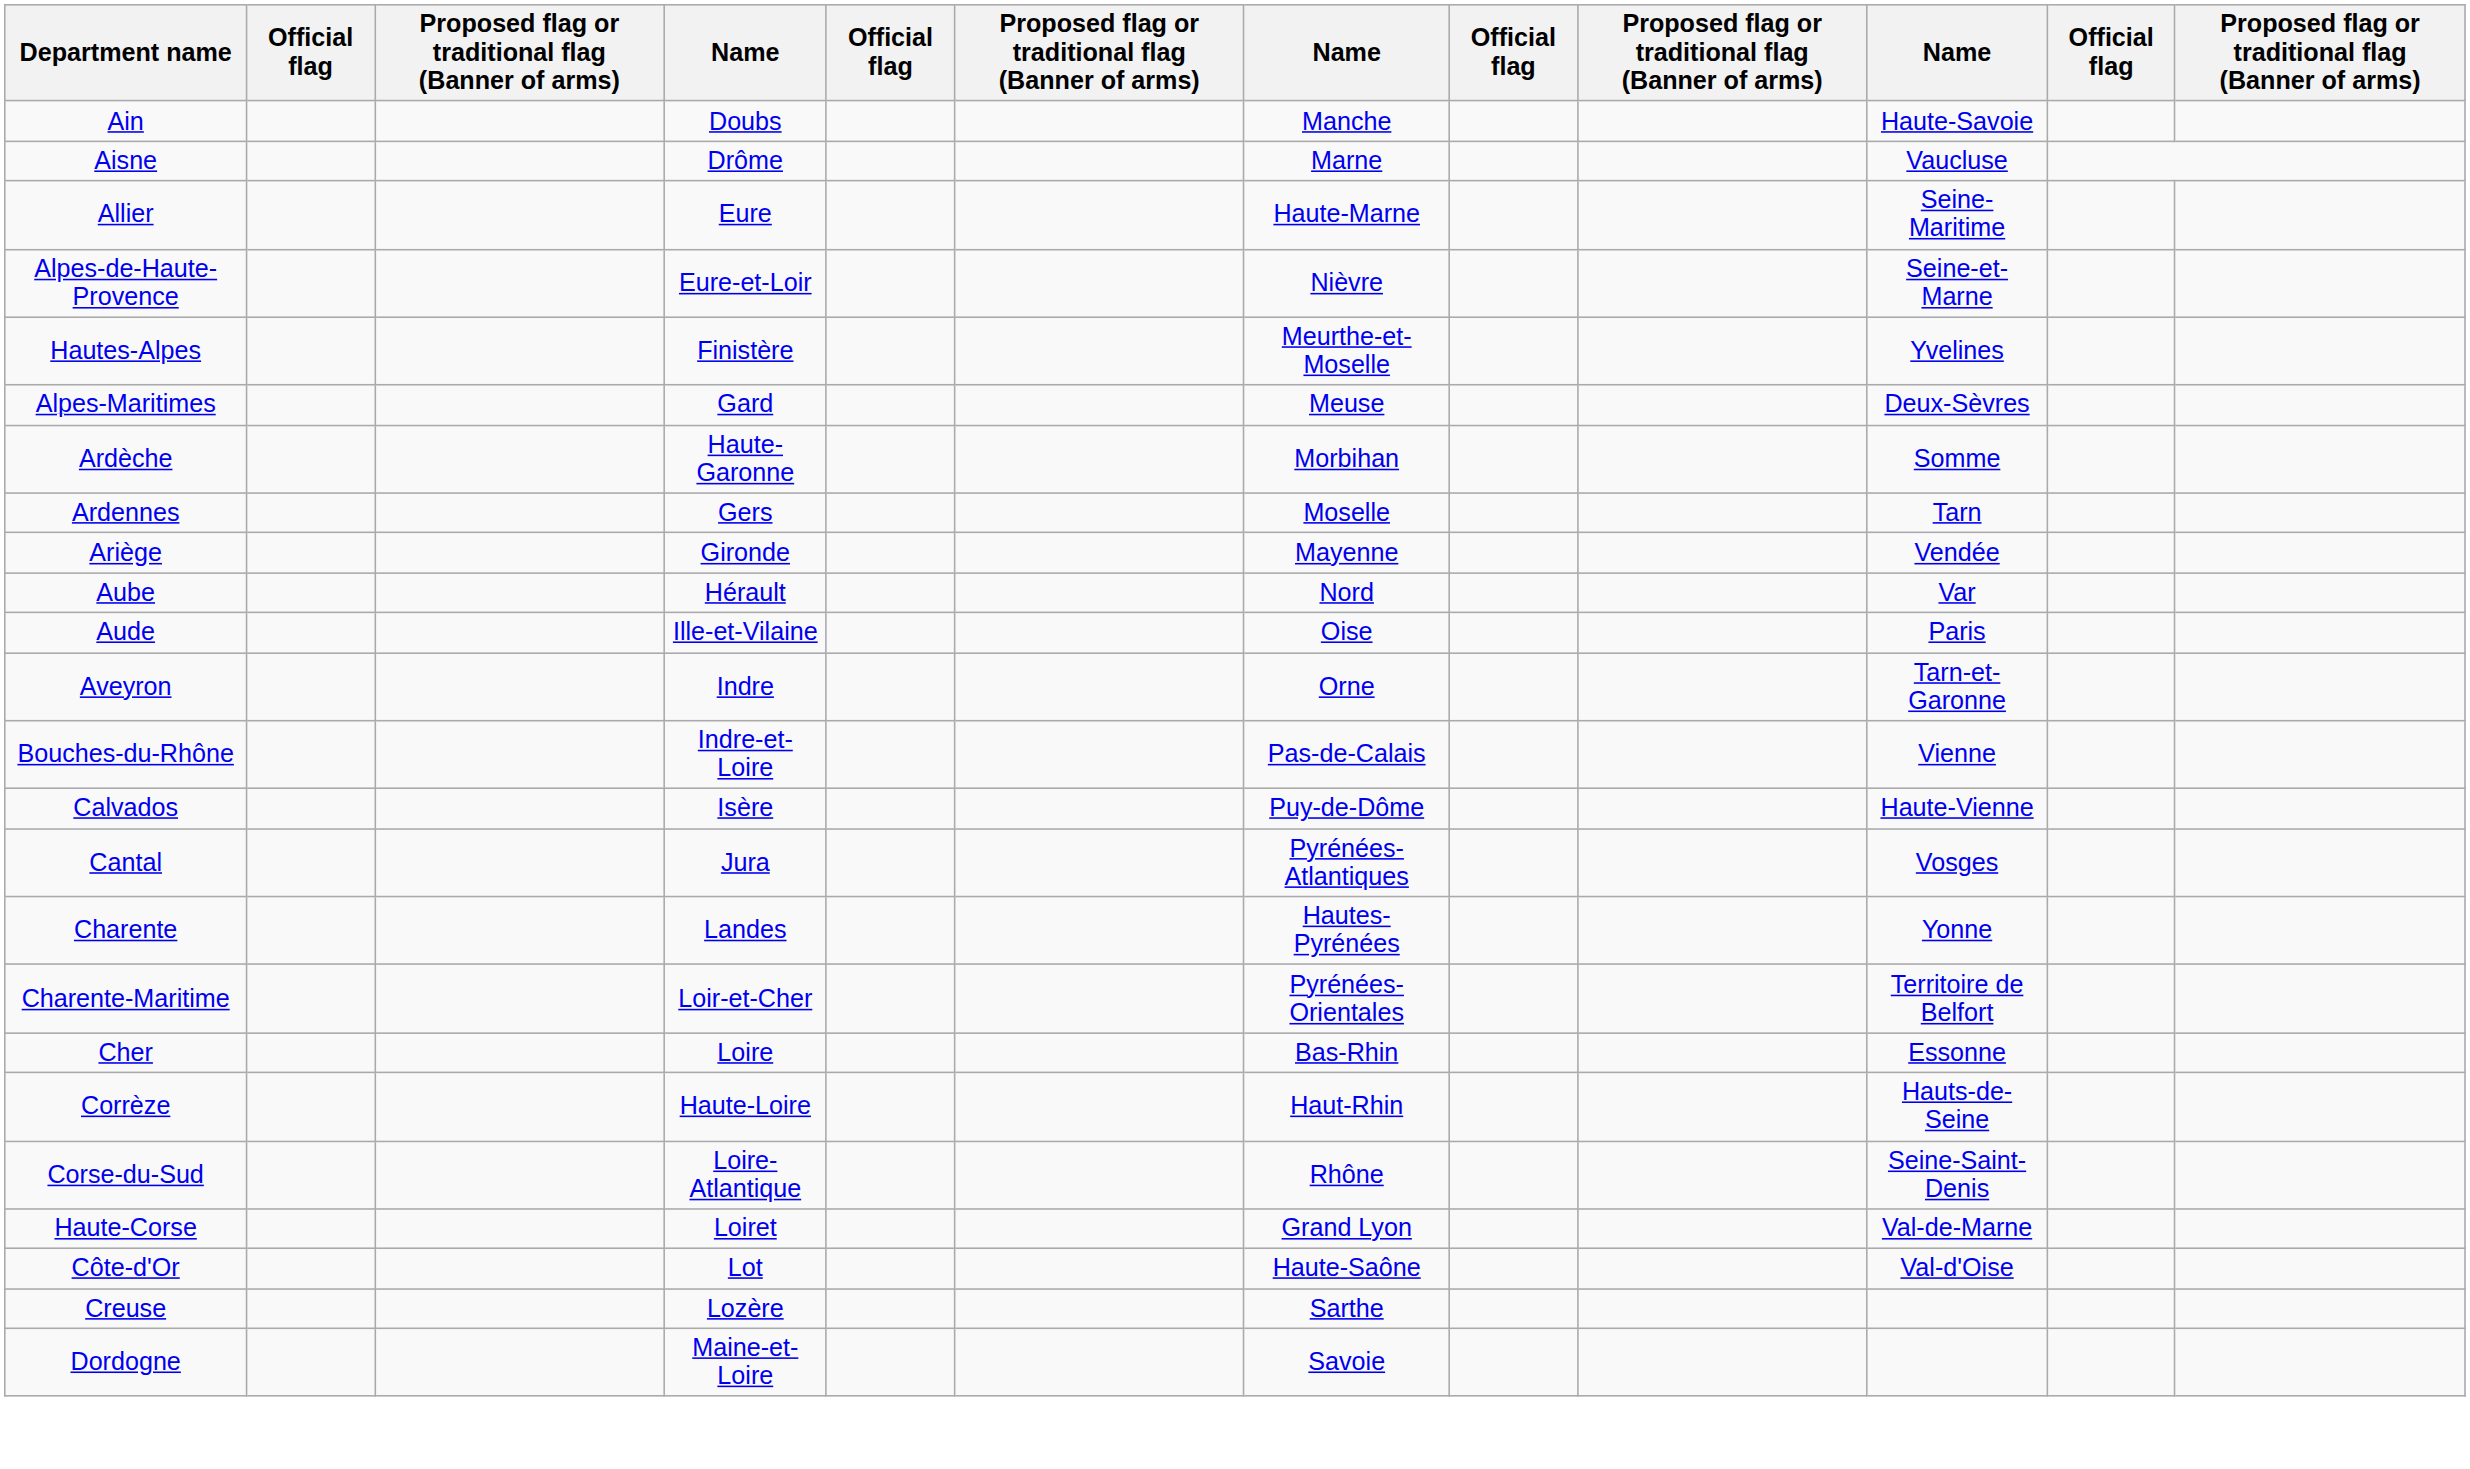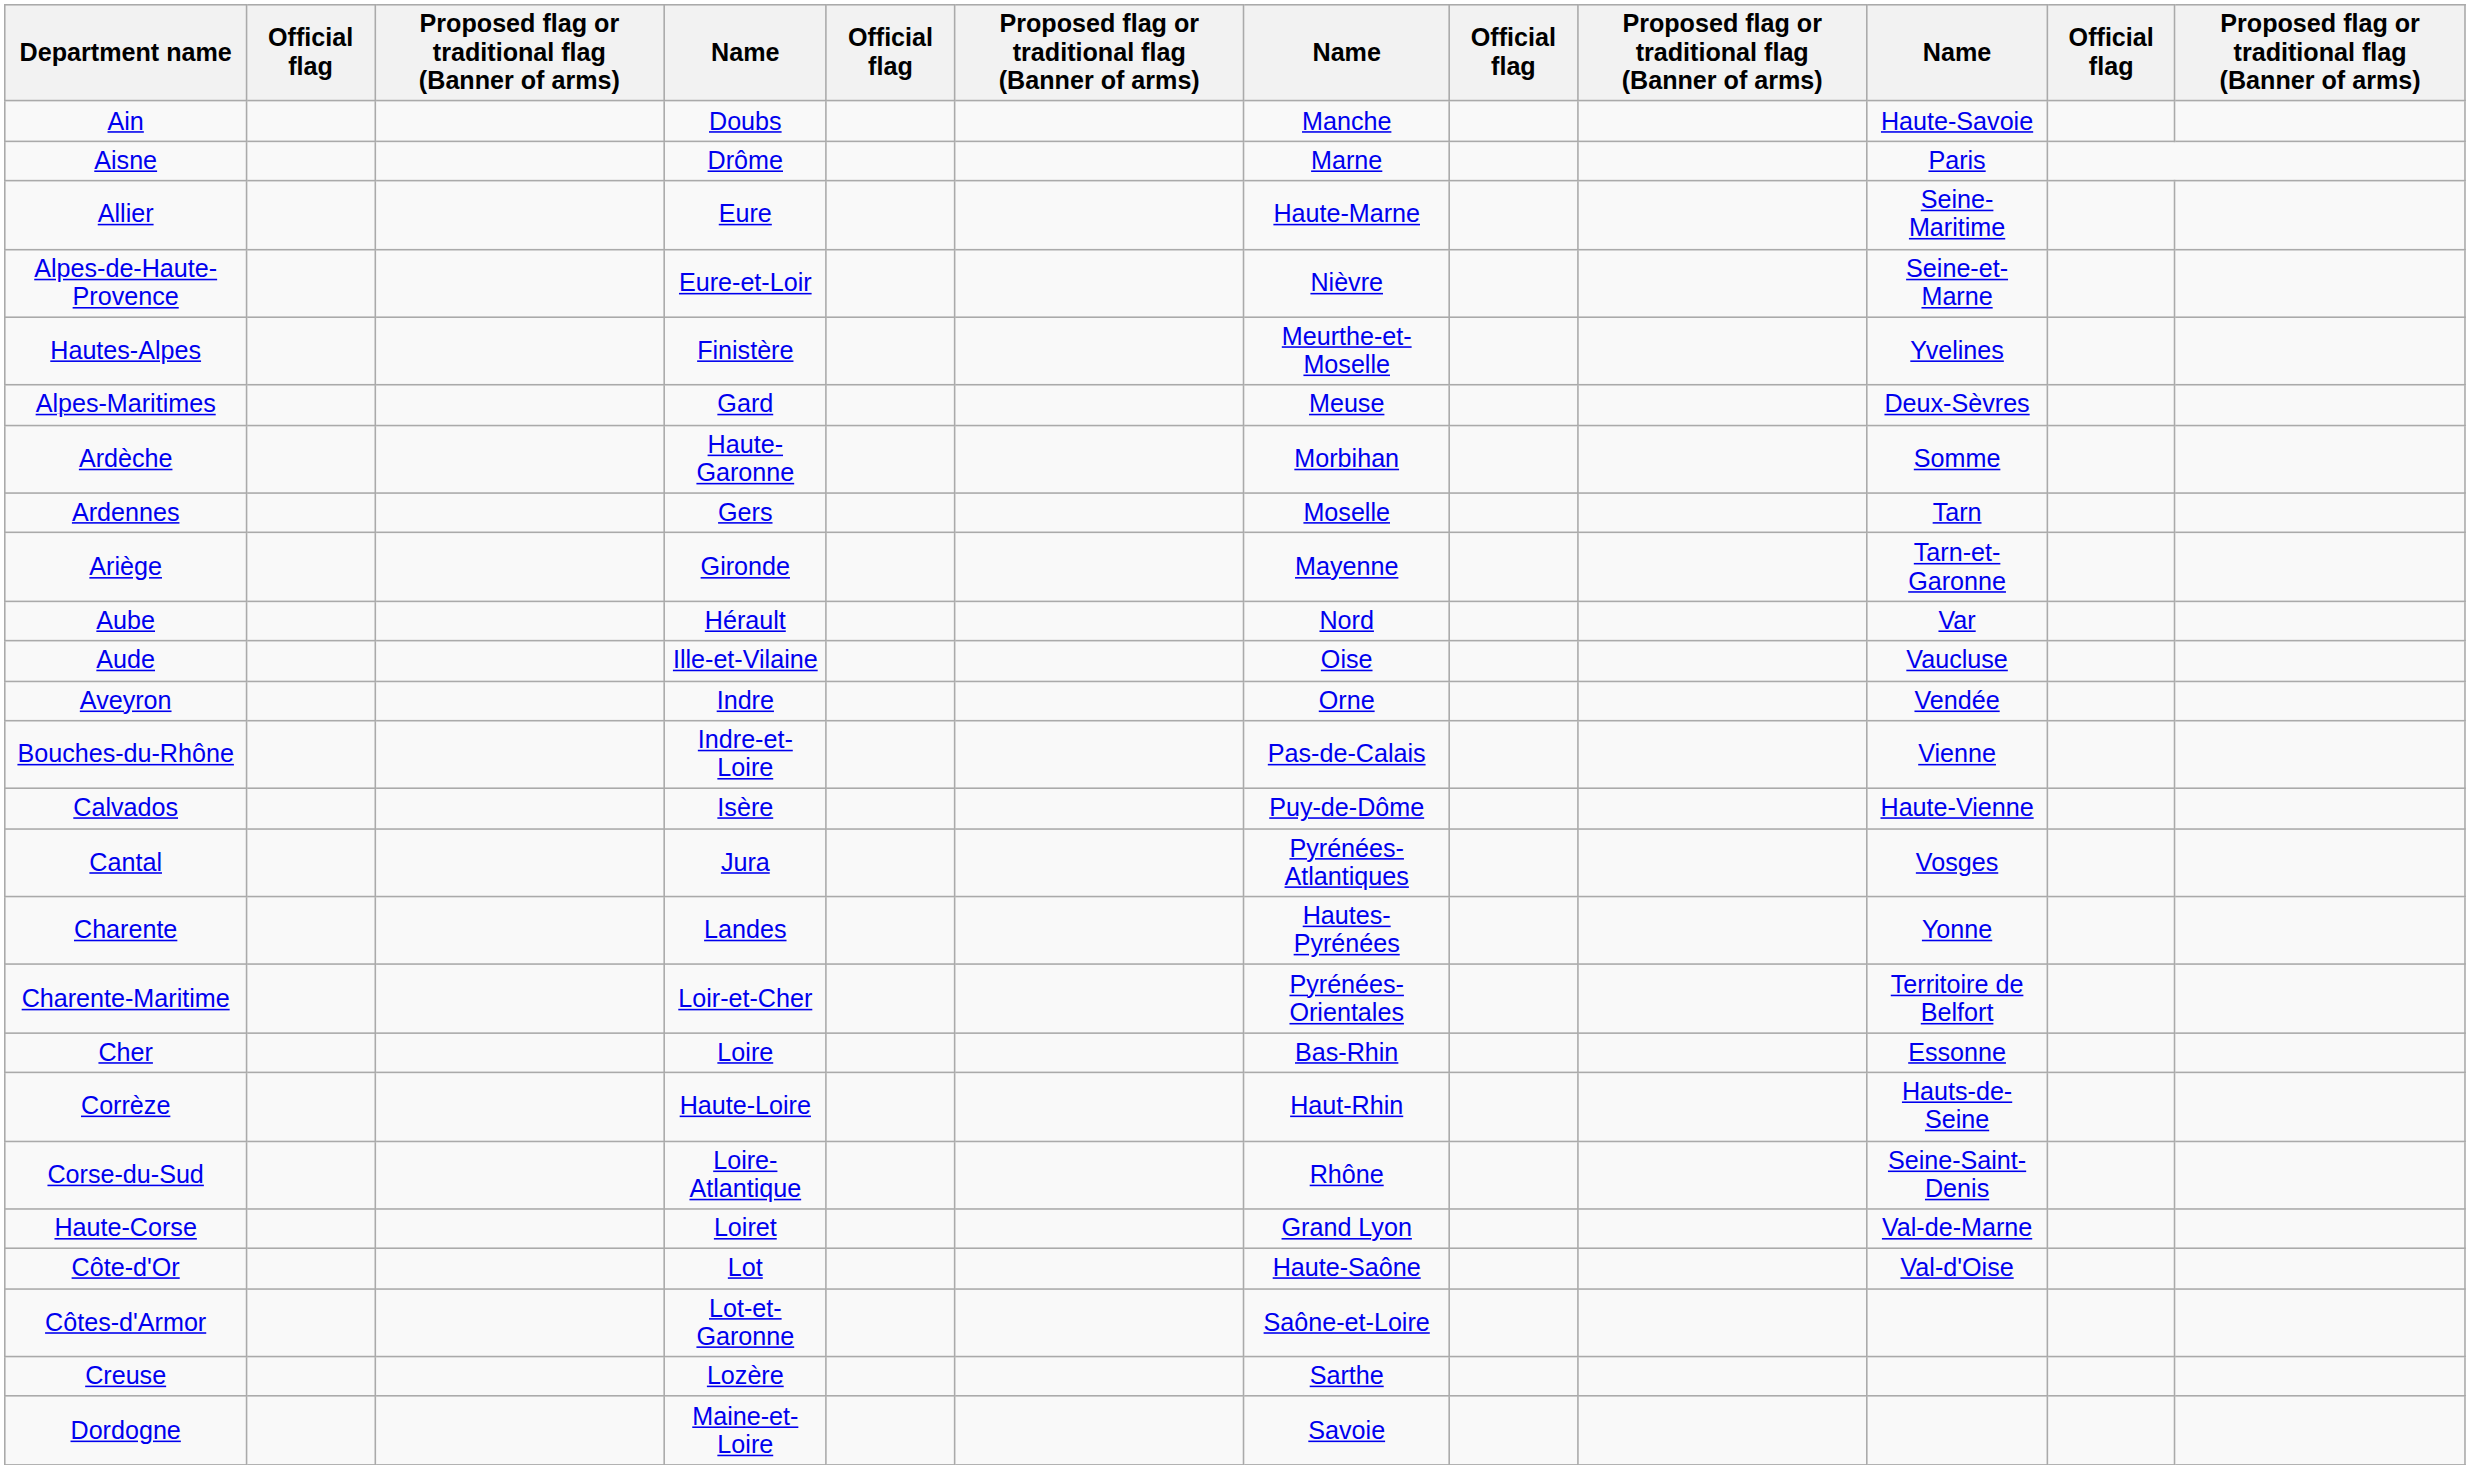(1957, 160) Vaucluse -> (1957, 160) Paris
(1957, 552) Vendée -> (1957, 566) Tarn-et-Garonne
(1957, 632) Paris -> (1957, 660) Vaucluse
(1957, 686) Tarn-et-Garonne -> (1957, 700) Vendée
+ row: (126, 1322)
